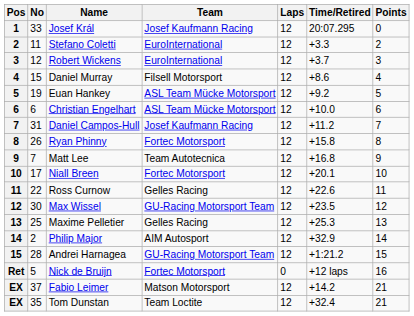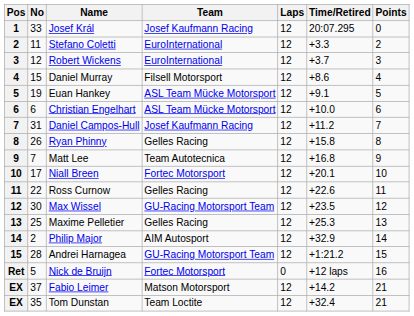(319, 94) +9.2 -> (319, 94) +9.1
(185, 142) Fortec Motorsport -> (176, 142) Gelles Racing
